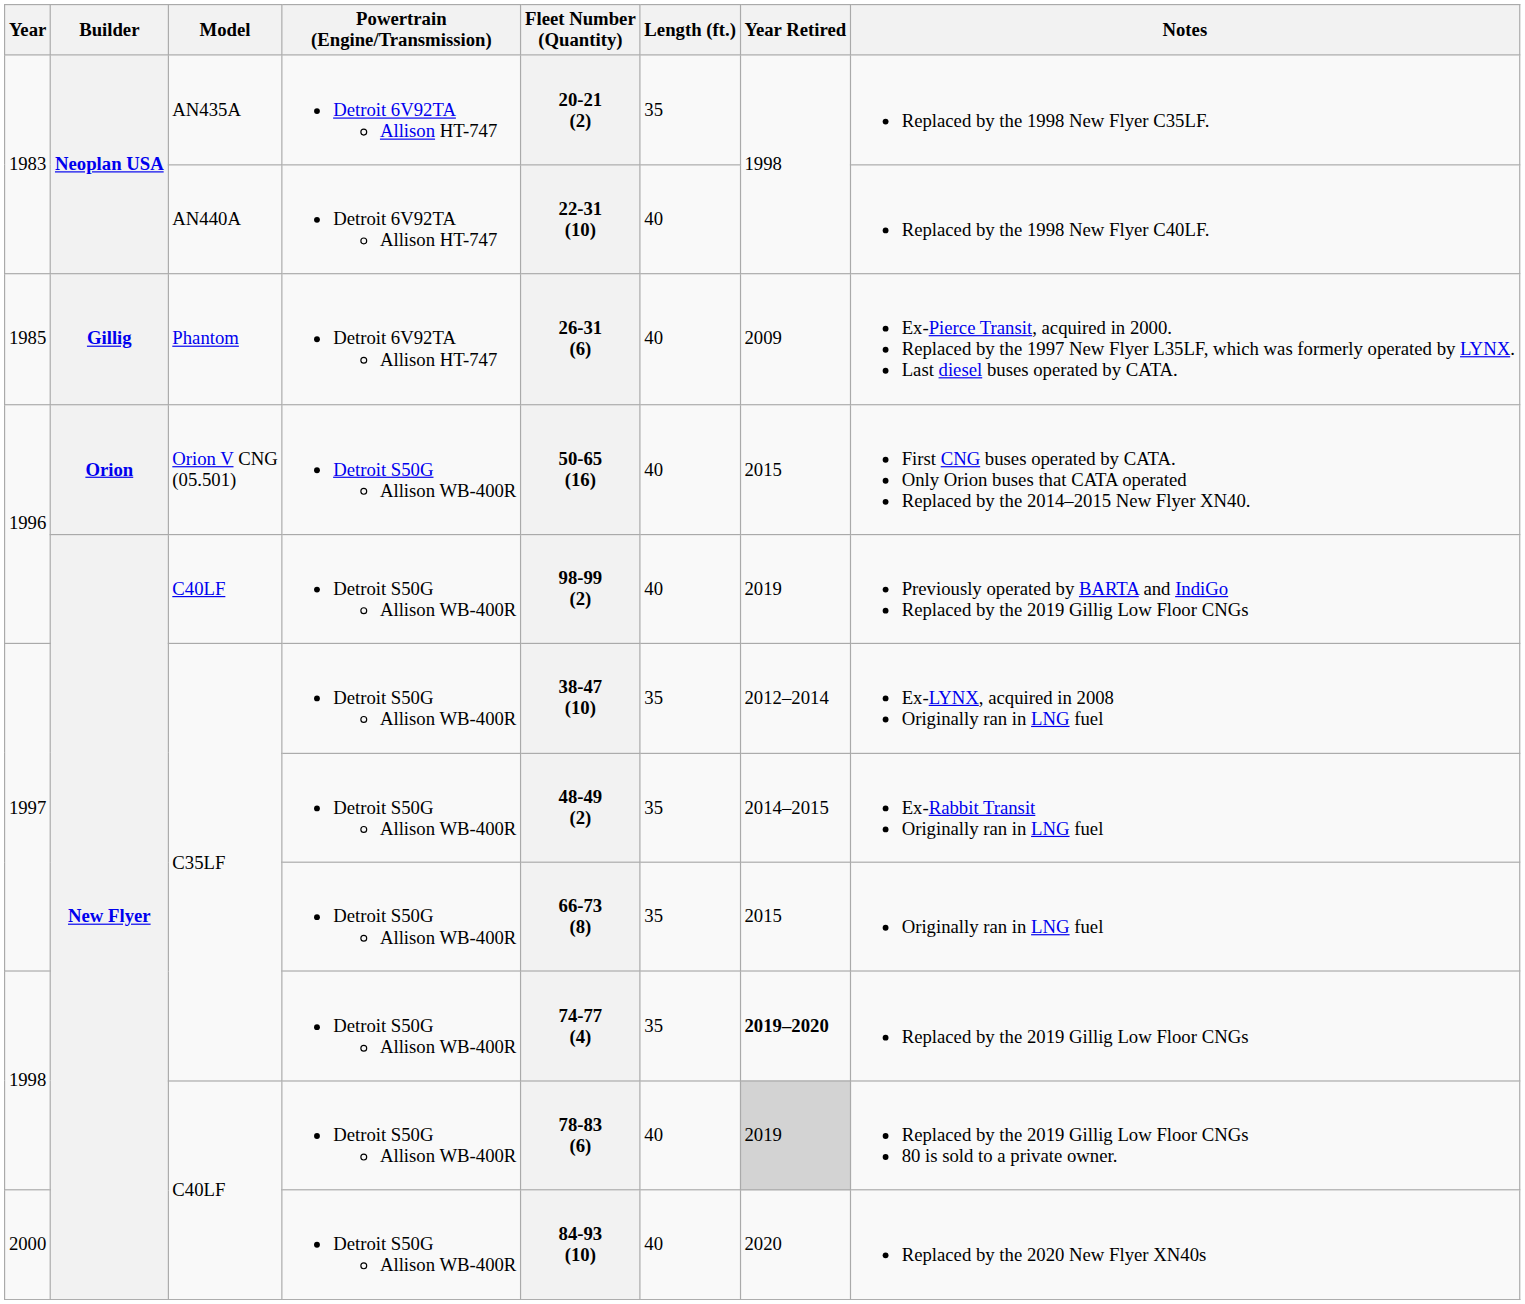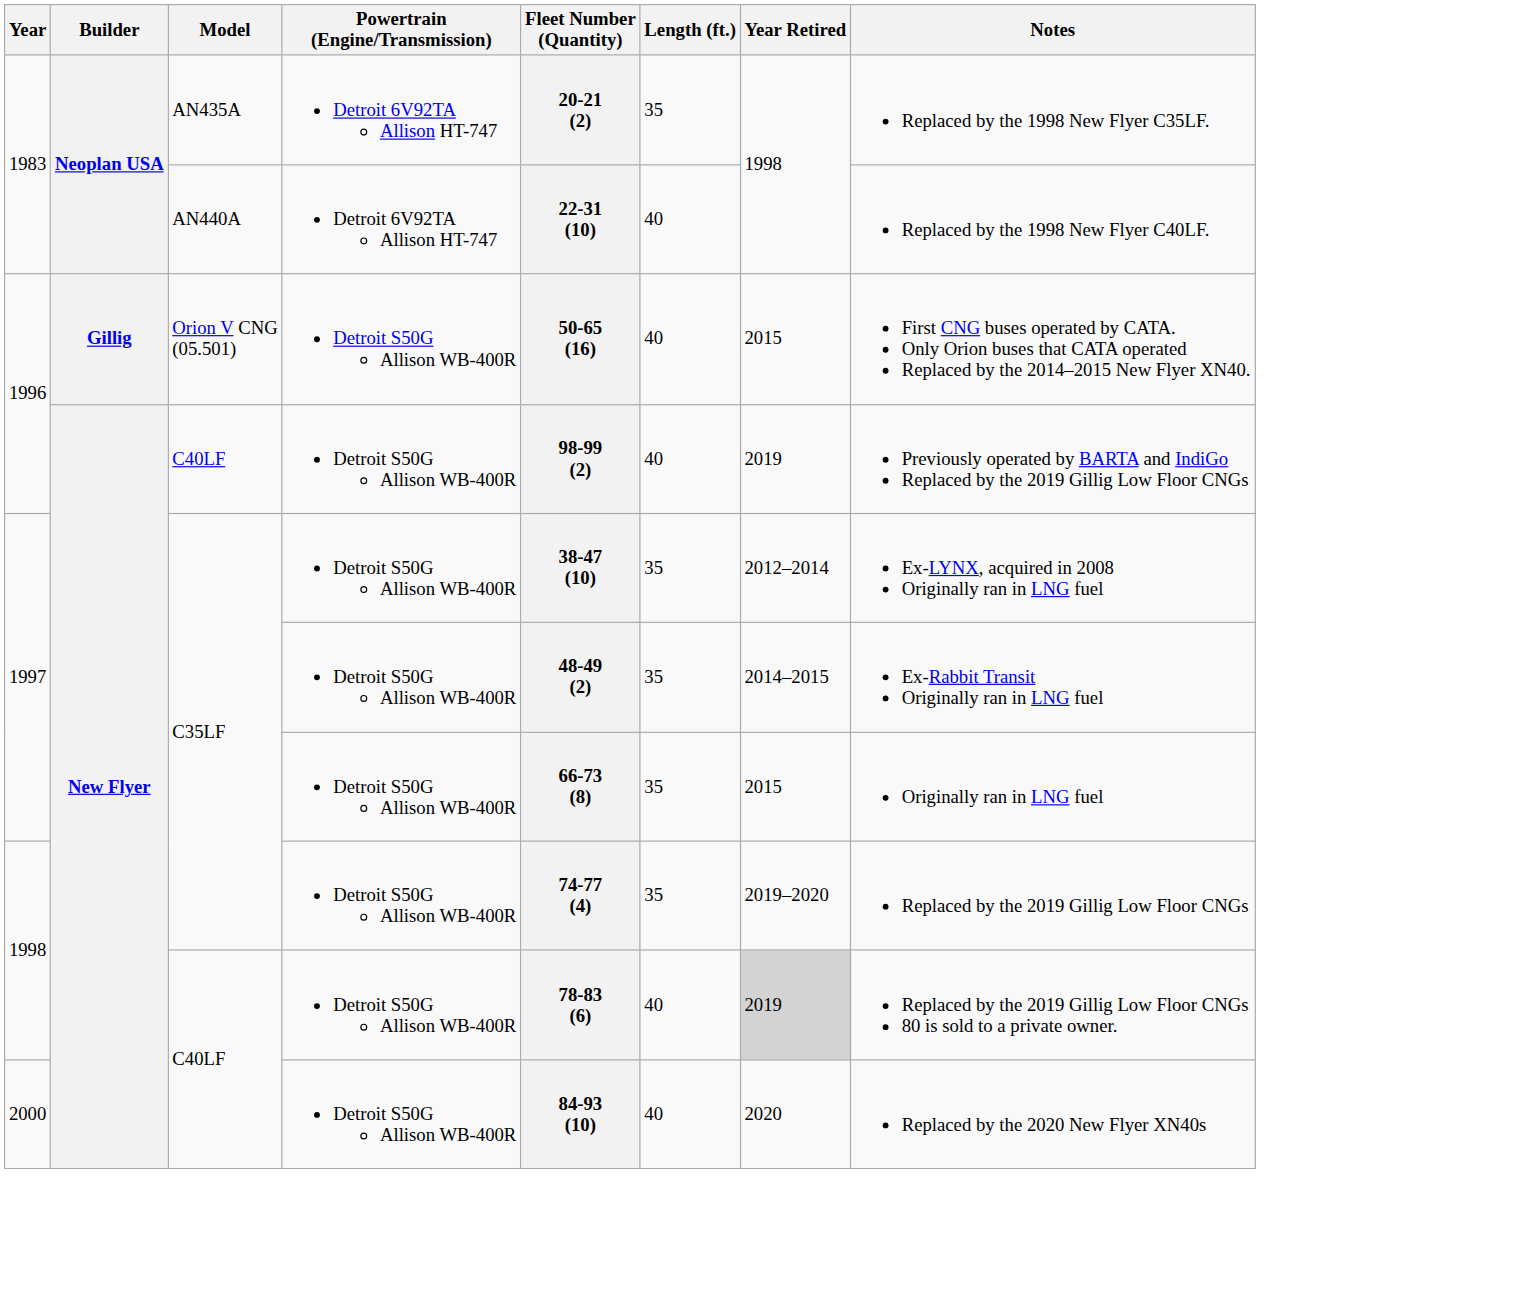- row: (28, 338)
(109, 469) Orion -> (109, 338) Gillig
(787, 1025) bold -> (787, 895) normal
